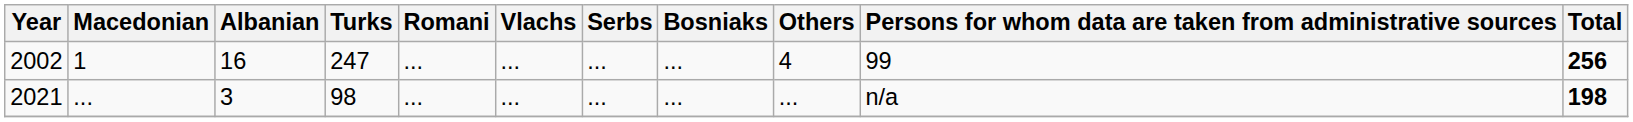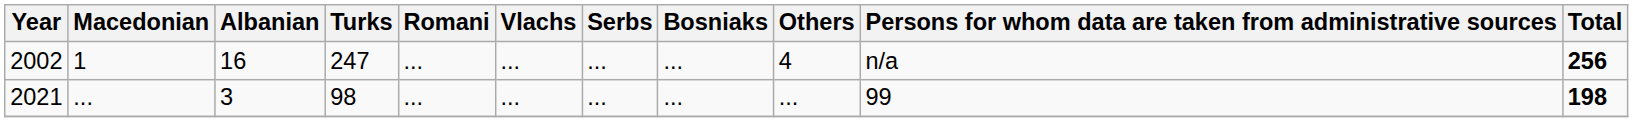(879, 60) 99 -> (882, 60) n/a
(882, 97) n/a -> (879, 97) 99
